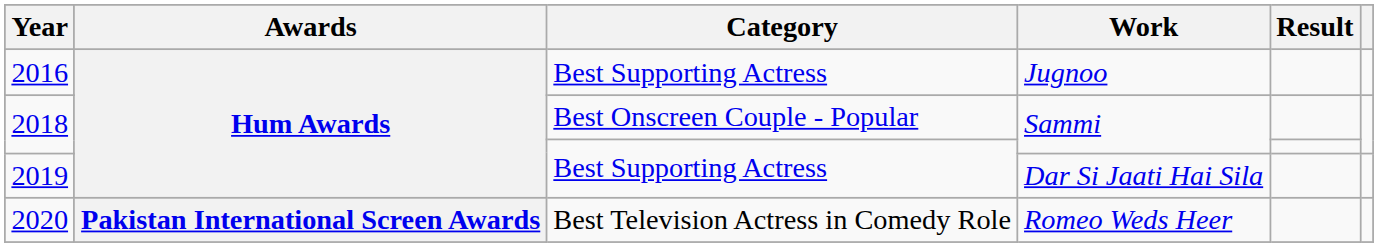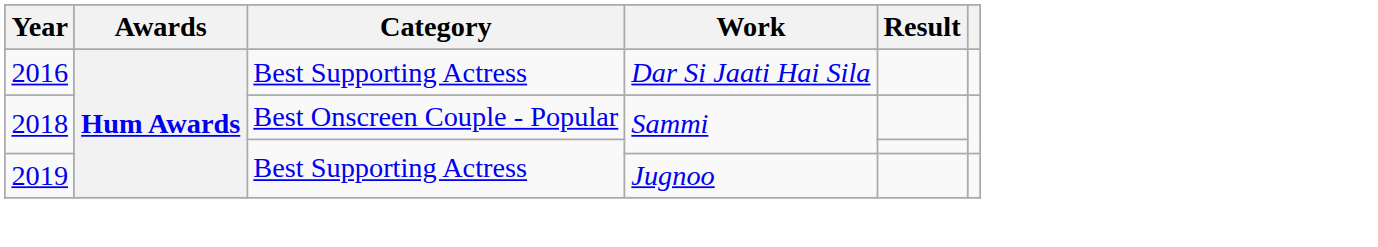(1066, 71) Jugnoo -> (751, 71) Dar Si Jaati Hai Sila
(1144, 174) Dar Si Jaati Hai Sila -> (673, 174) Jugnoo
- row: (40, 219)
